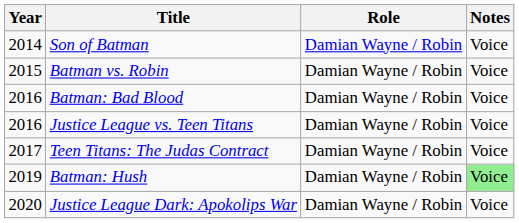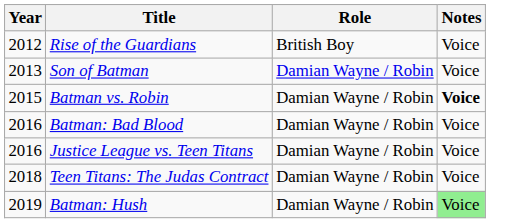+ row: (123, 44)
(25, 44) 2014 -> (25, 71) 2013
(489, 71) normal -> (461, 97) bold
(25, 151) 2017 -> (25, 177) 2018
- row: (173, 204)
